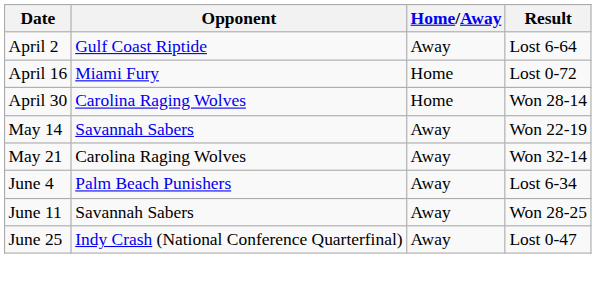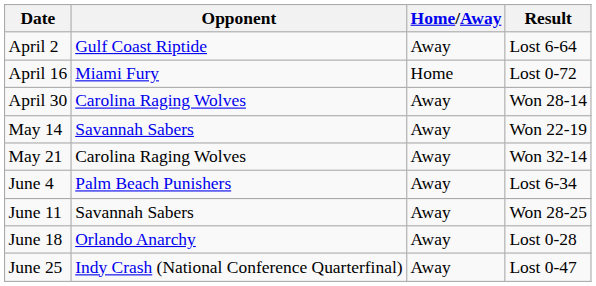(432, 101) Home -> (431, 101) Away
+ row: (35, 239)
